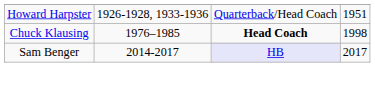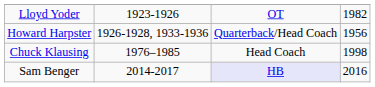+ row: (49, 14)
(355, 14) 1951 -> (355, 33) 1956
(276, 33) bold -> (276, 52) normal
(355, 52) 2017 -> (355, 71) 2016
